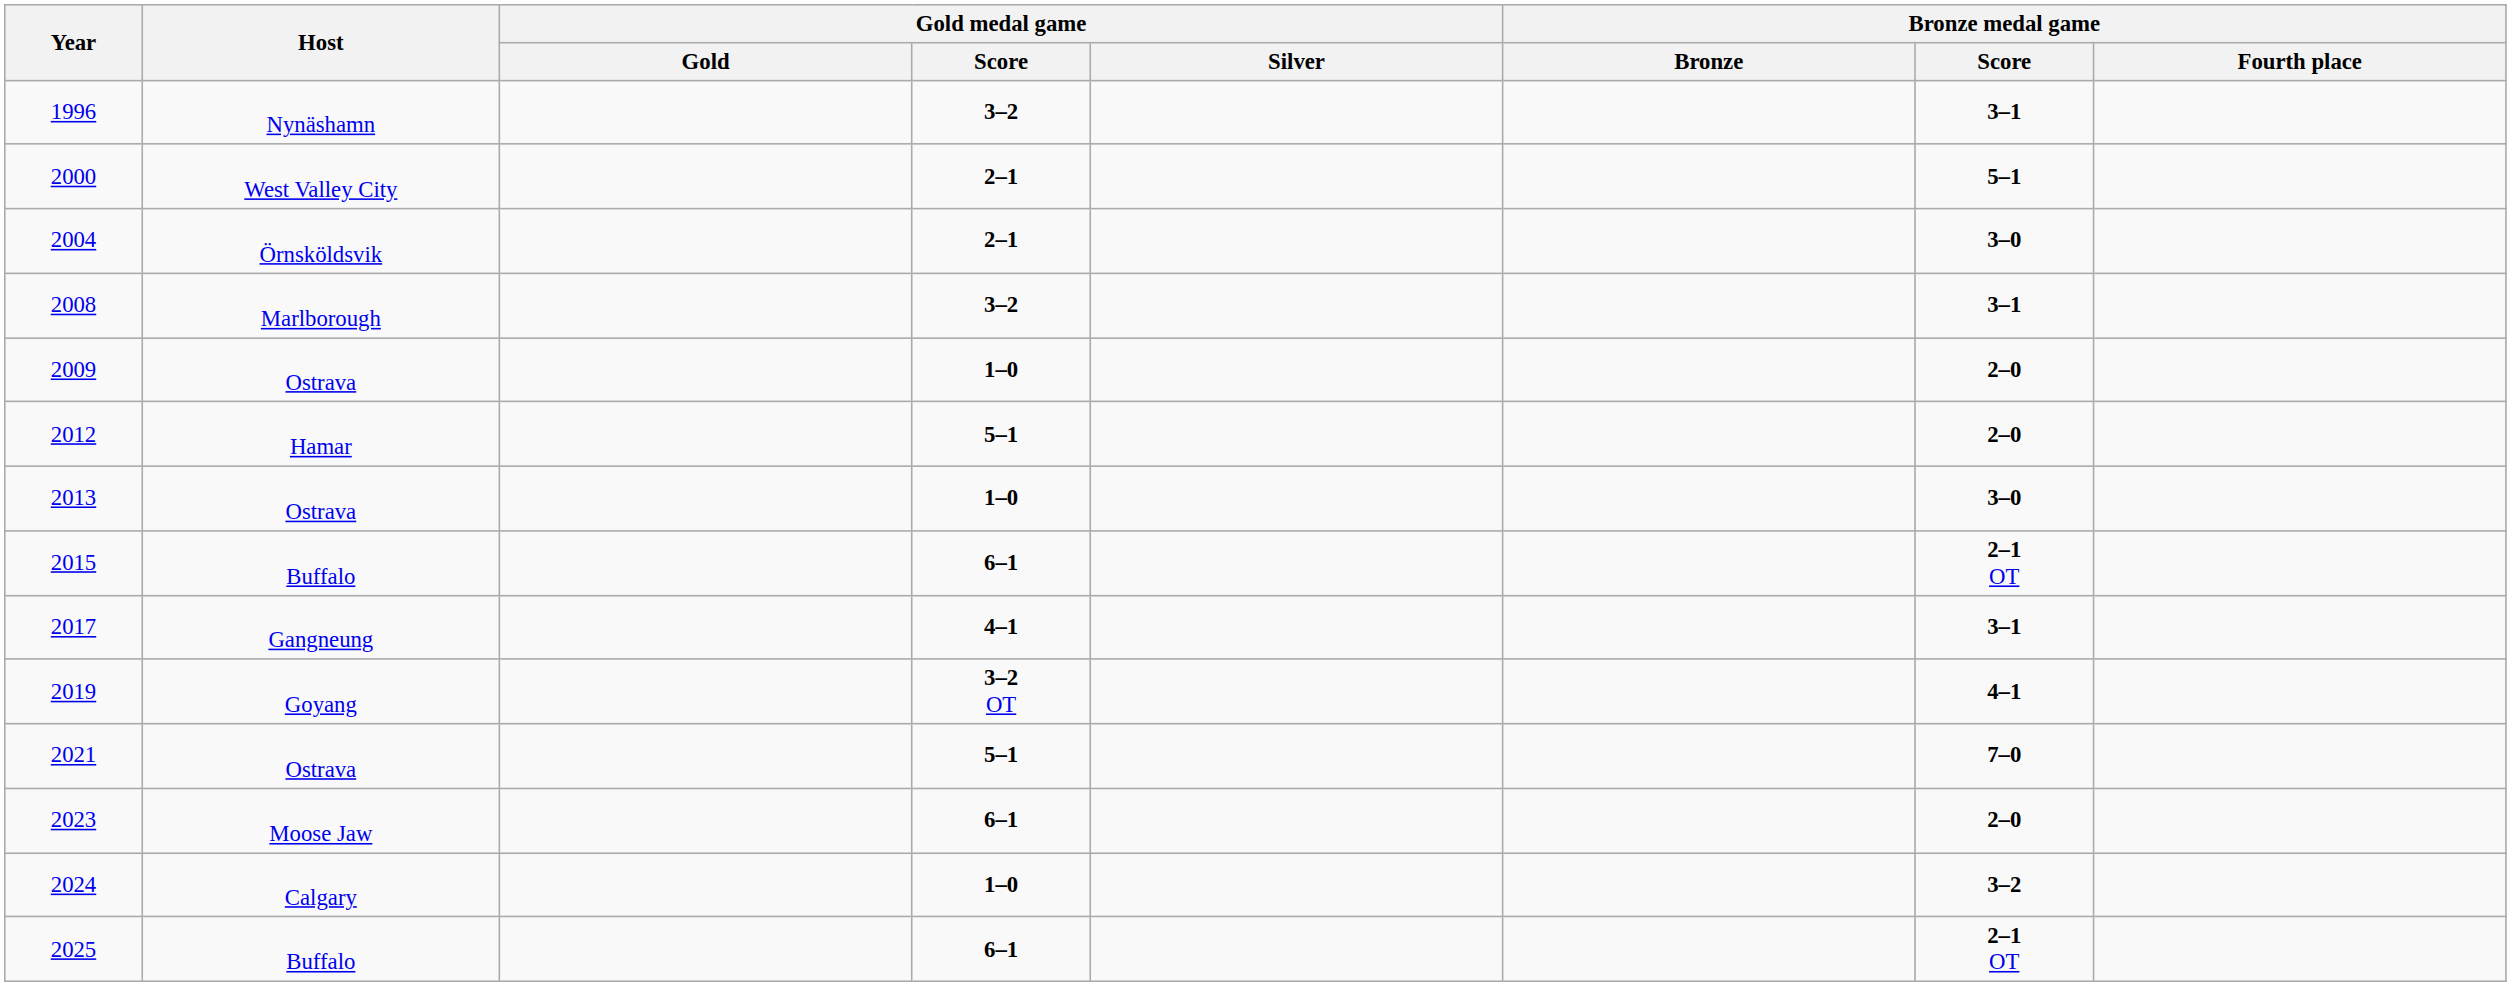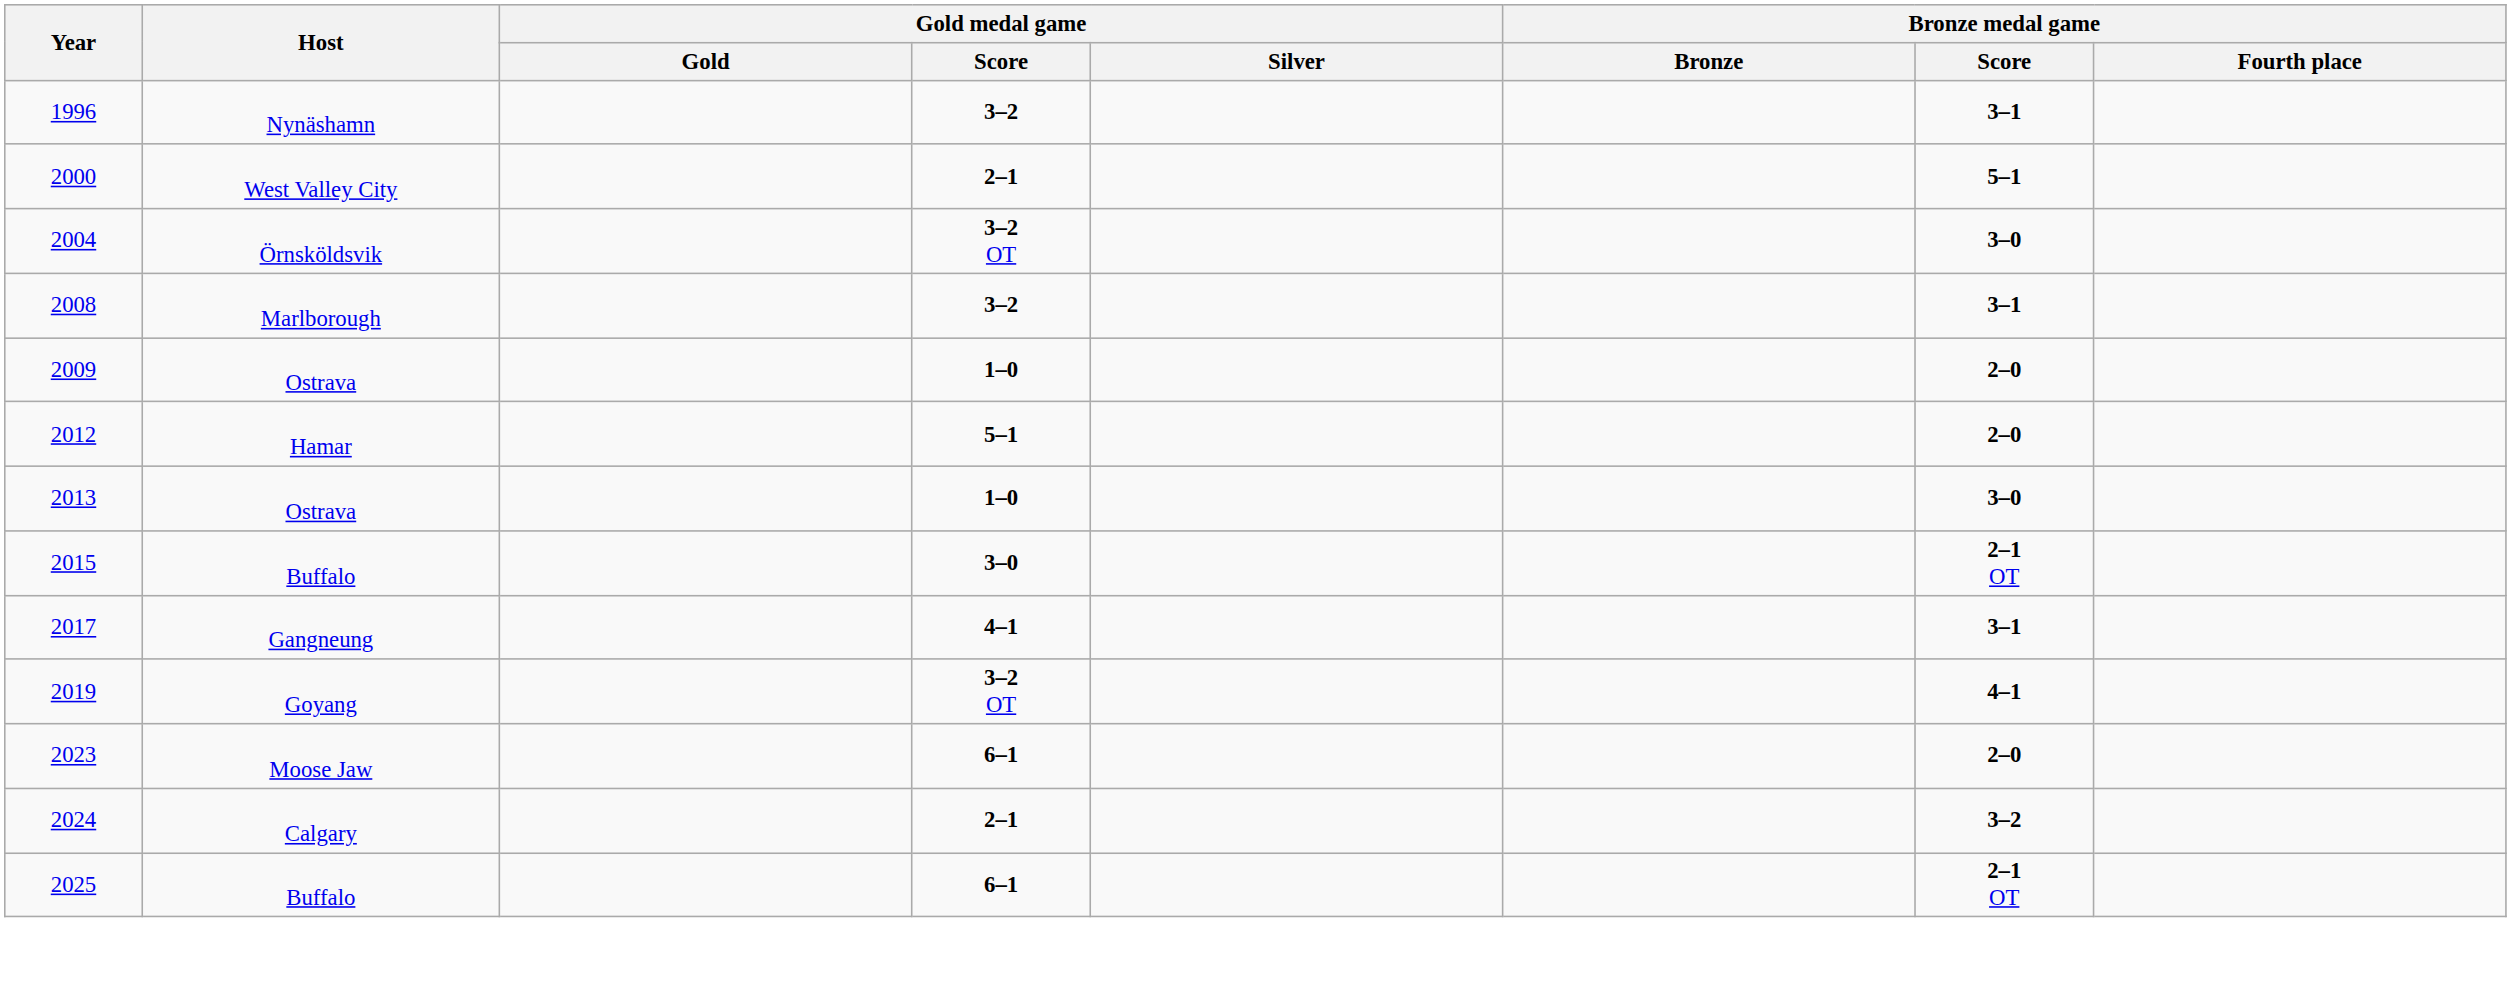(1001, 240) 2–1 -> (1001, 240) 3–2 OT
(1001, 562) 6–1 -> (1001, 562) 3–0
- row: (73, 755)
(1001, 884) 1–0 -> (1001, 820) 2–1
